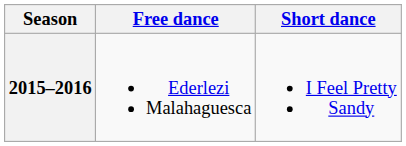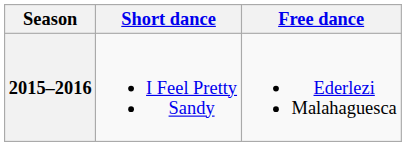columns swapped: (328, 19) <-> (176, 19)
